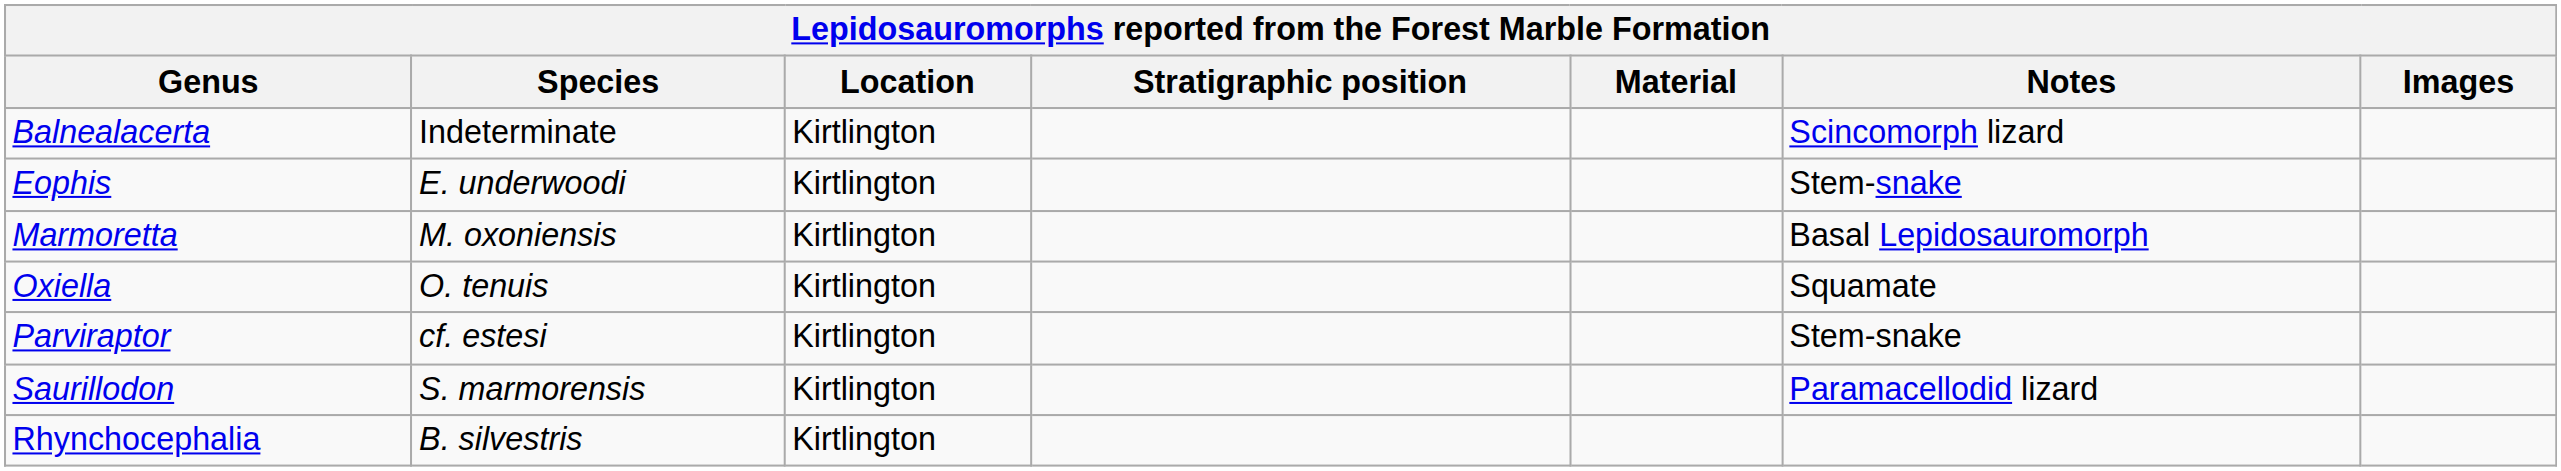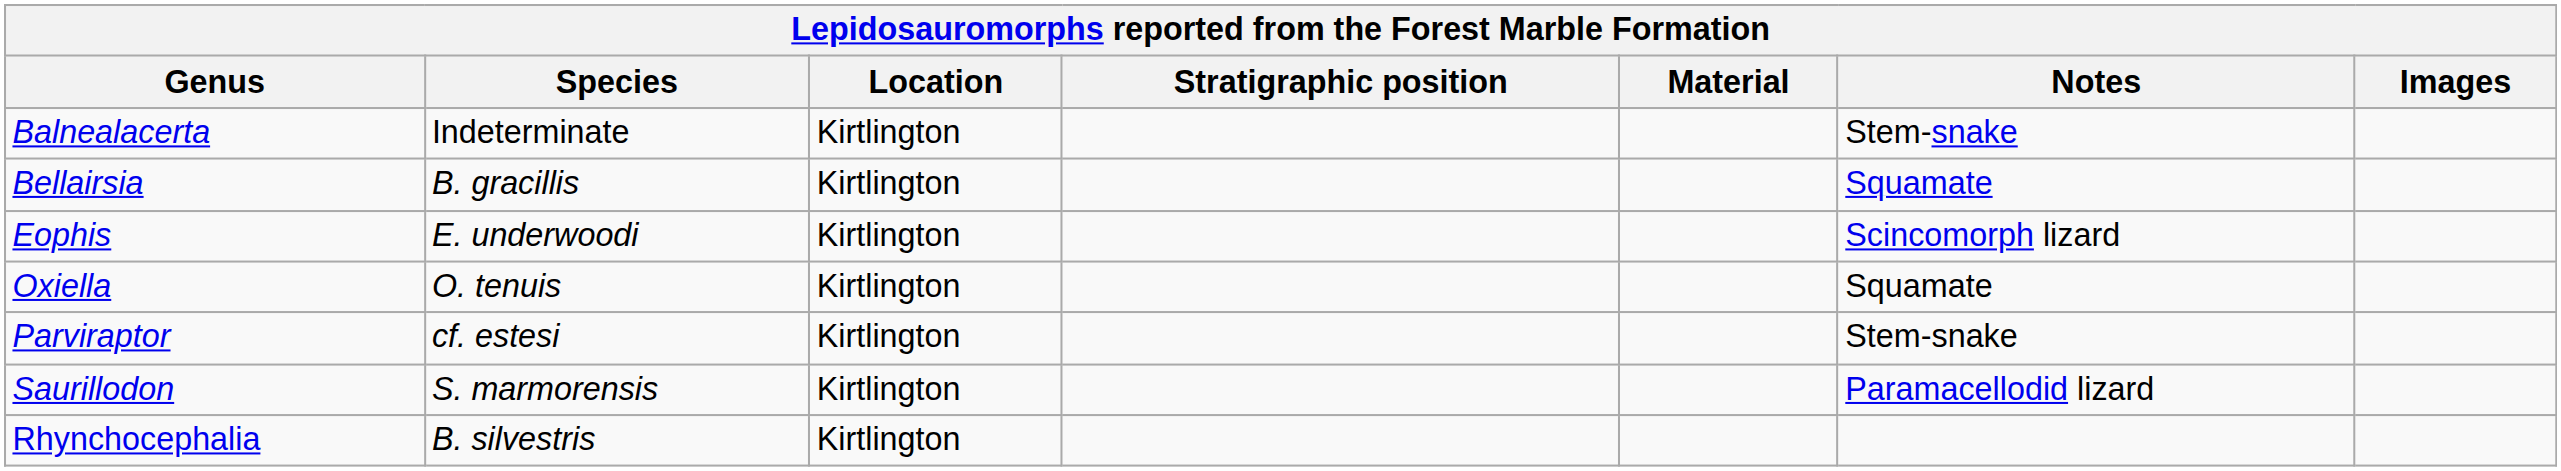(1927, 132) Scincomorph lizard -> (1932, 132) Stem-snake
+ row: (78, 183)
(1876, 183) Stem-snake -> (1983, 235) Scincomorph lizard
- row: (95, 235)
